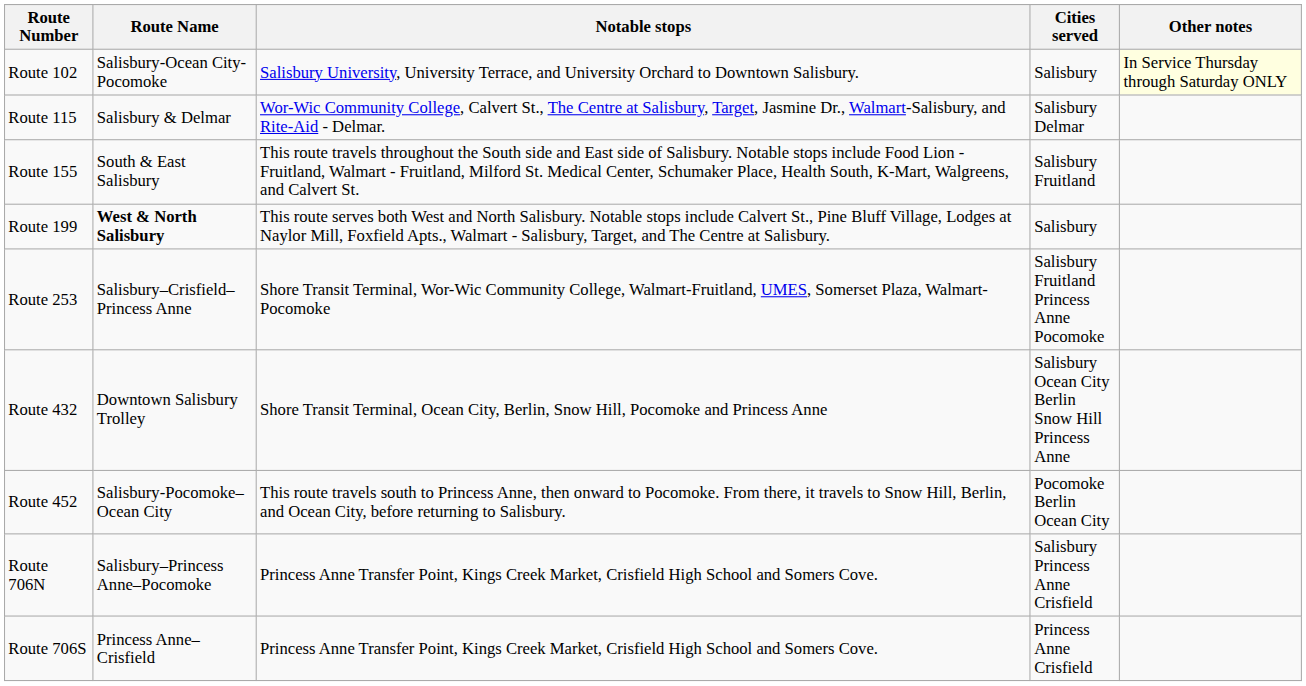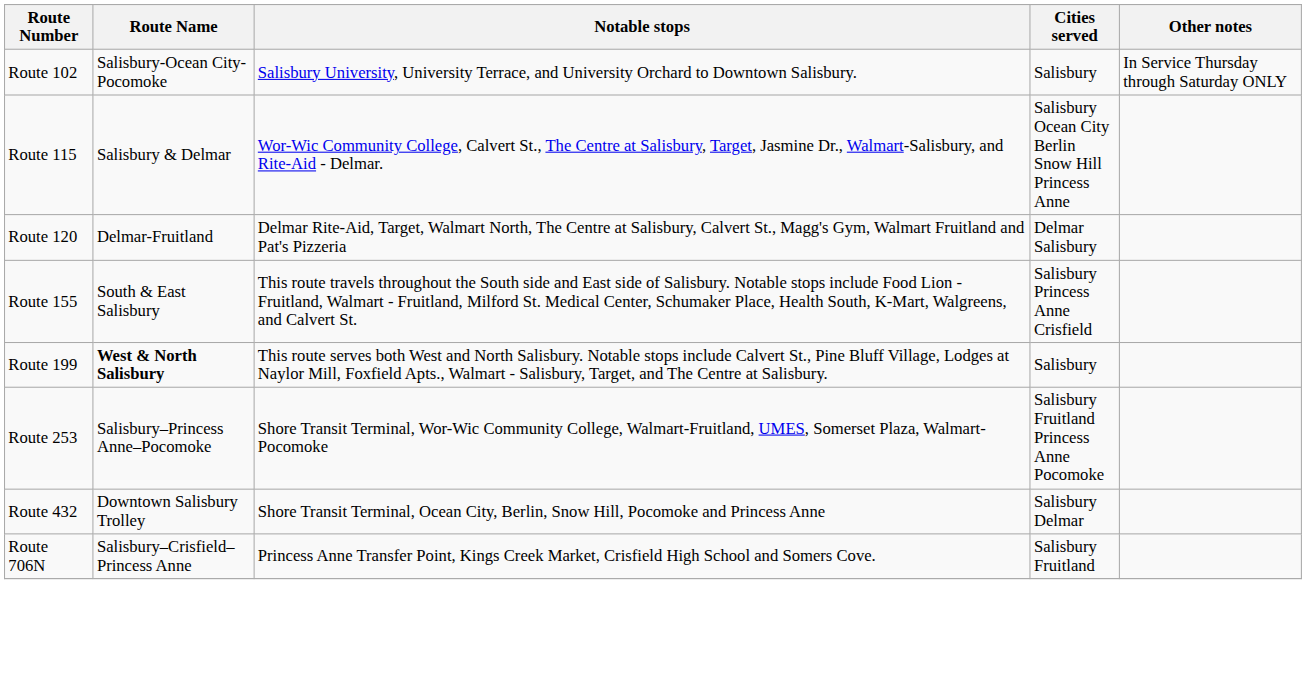(1205, 72) lightyellow background -> (1205, 72) no background
(1066, 117) Salisbury Delmar -> (1072, 154) Salisbury Ocean City Berlin Snow Hill Princess Anne
+ row: (43, 237)
(1066, 171) Salisbury Fruitland -> (1065, 301) Salisbury Princess Anne Crisfield
(166, 299) Salisbury–Crisfield–Princess Anne -> (160, 438) Salisbury–Princess Anne–Pocomoke
(1072, 410) Salisbury Ocean City Berlin Snow Hill Princess Anne -> (1065, 511) Salisbury Delmar
- row: (43, 501)
(160, 575) Salisbury–Princess Anne–Pocomoke -> (166, 556) Salisbury–Crisfield–Princess Anne
(1066, 575) Salisbury Princess Anne Crisfield -> (1065, 556) Salisbury Fruitland
- row: (47, 648)
